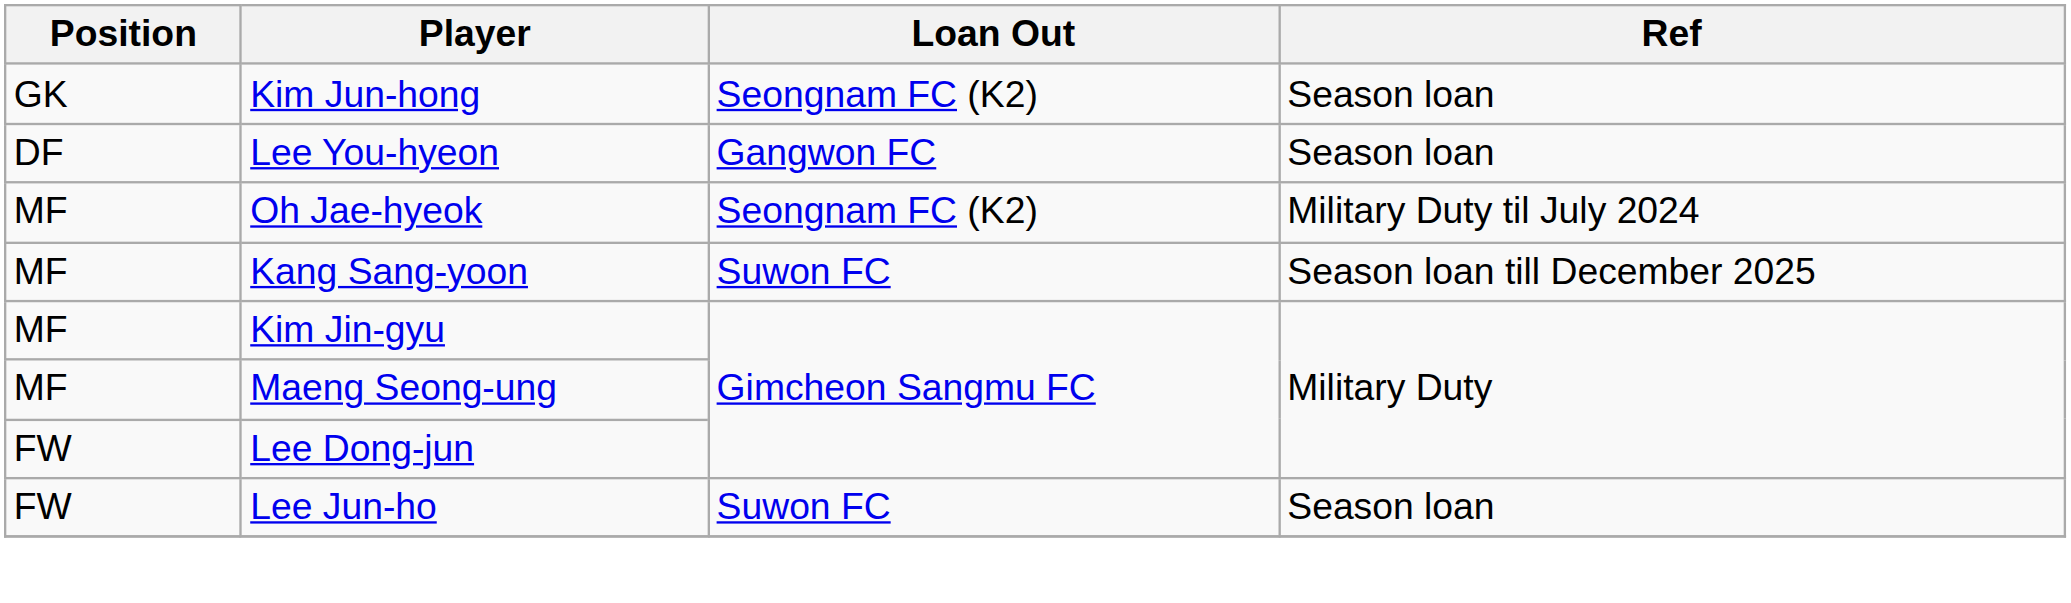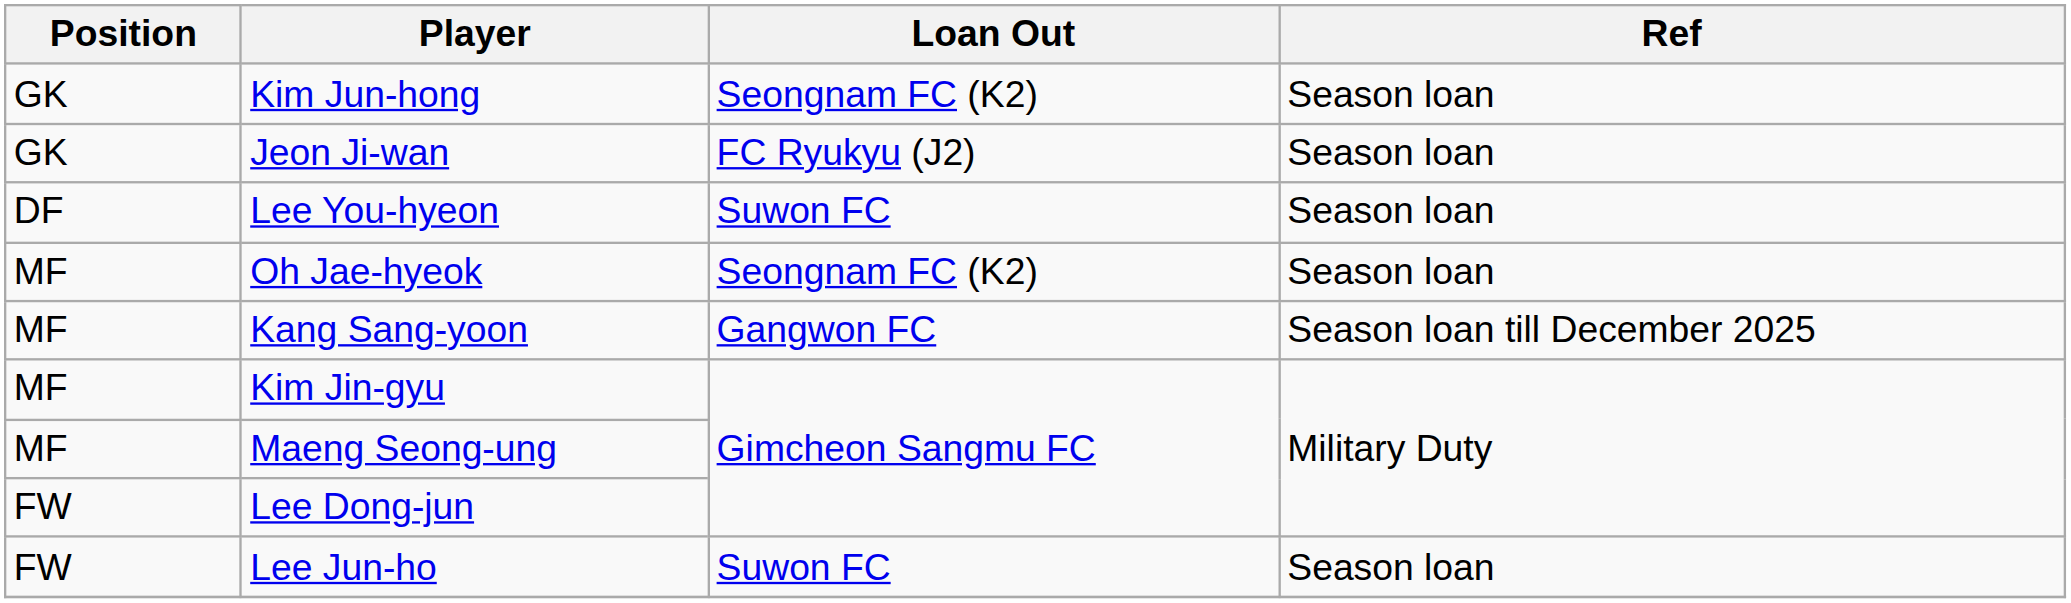+ row: (350, 152)
(826, 152) Gangwon FC -> (804, 211) Suwon FC
(1493, 211) Military Duty til July 2024 -> (1391, 270) Season loan
(804, 270) Suwon FC -> (826, 329) Gangwon FC
